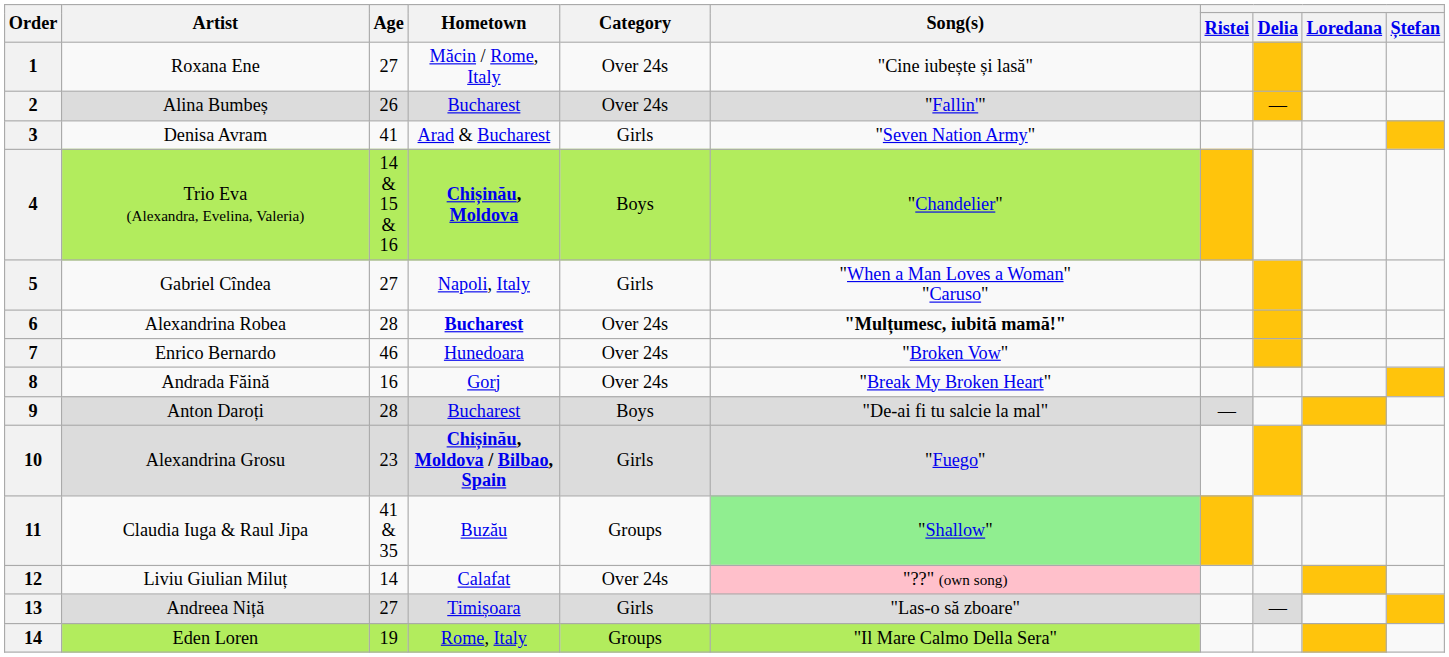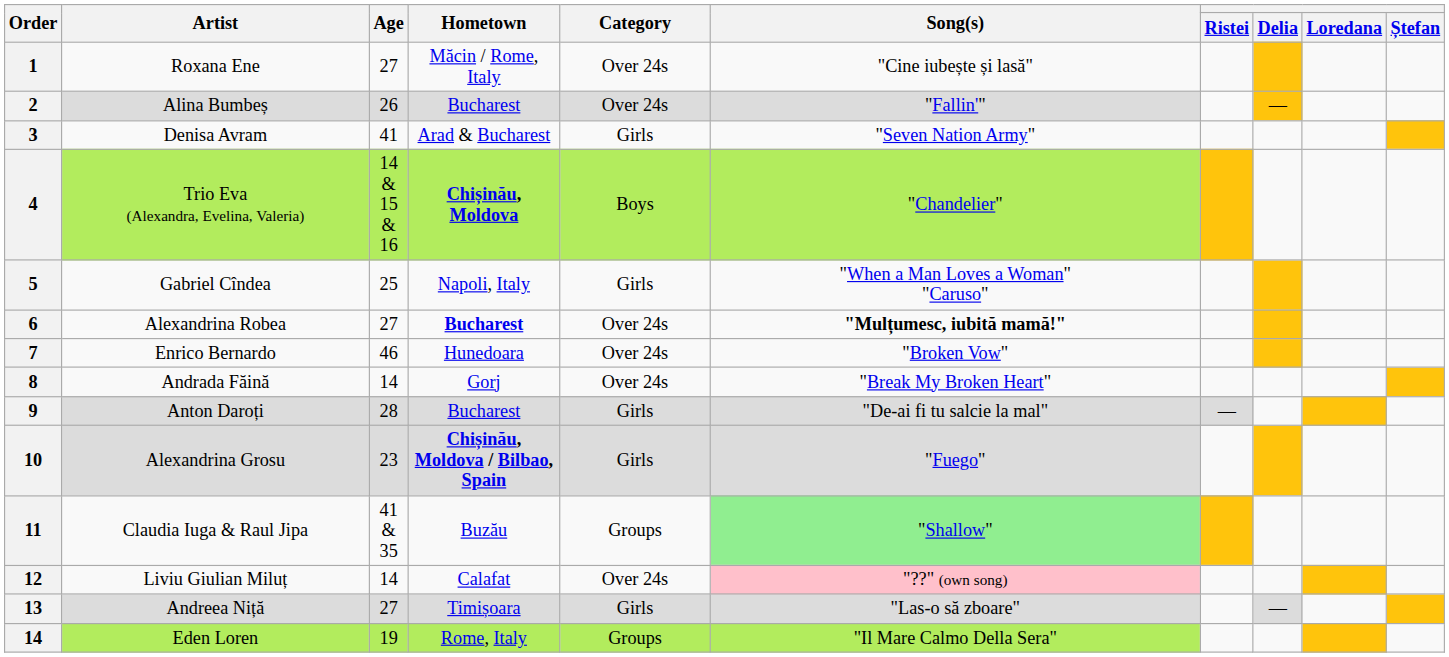(389, 284) 27 -> (389, 284) 25
(389, 324) 28 -> (389, 324) 27
(389, 381) 16 -> (389, 381) 14
(635, 410) Boys -> (635, 410) Girls
